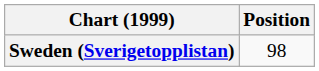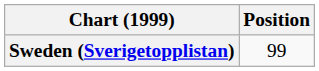(277, 50) 98 -> (277, 50) 99
